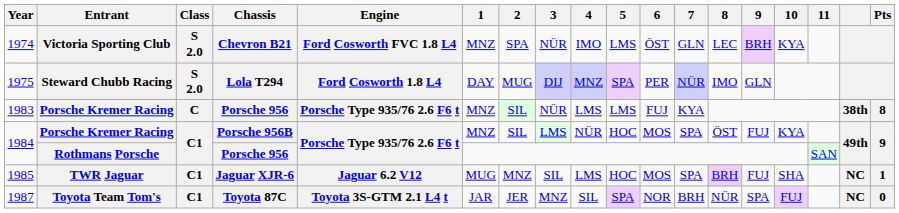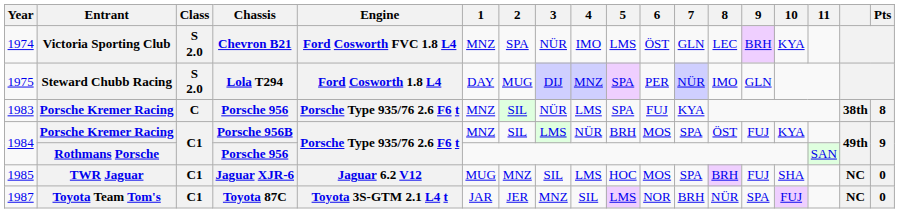(623, 110) LMS -> (623, 110) SPA
(623, 131) HOC -> (623, 131) BRH
(883, 174) 1 -> (883, 174) 0
(623, 196) SPA -> (623, 196) LMS
